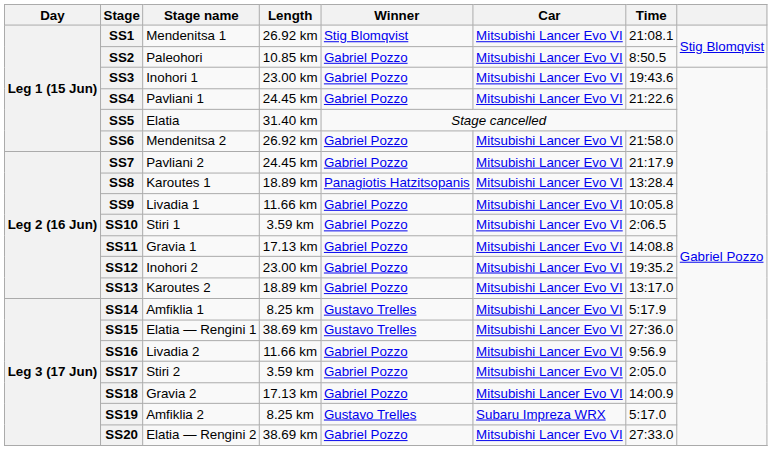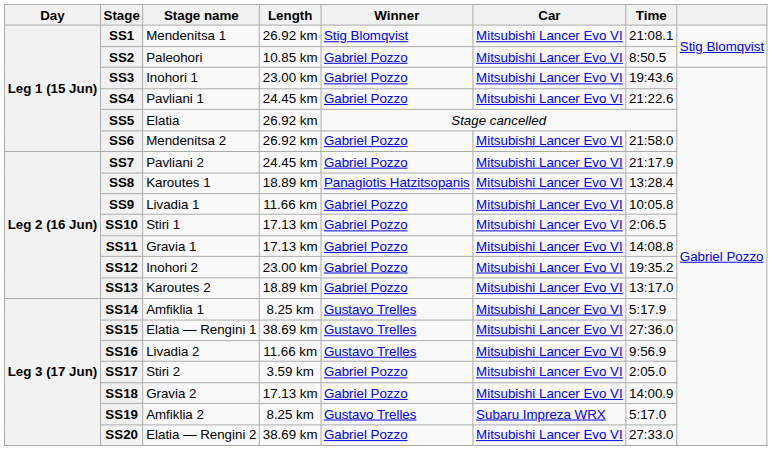(290, 120) 31.40 km -> (290, 120) 26.92 km
(290, 225) 3.59 km -> (290, 225) 17.13 km
(366, 351) Gabriel Pozzo -> (370, 351) Gustavo Trelles
